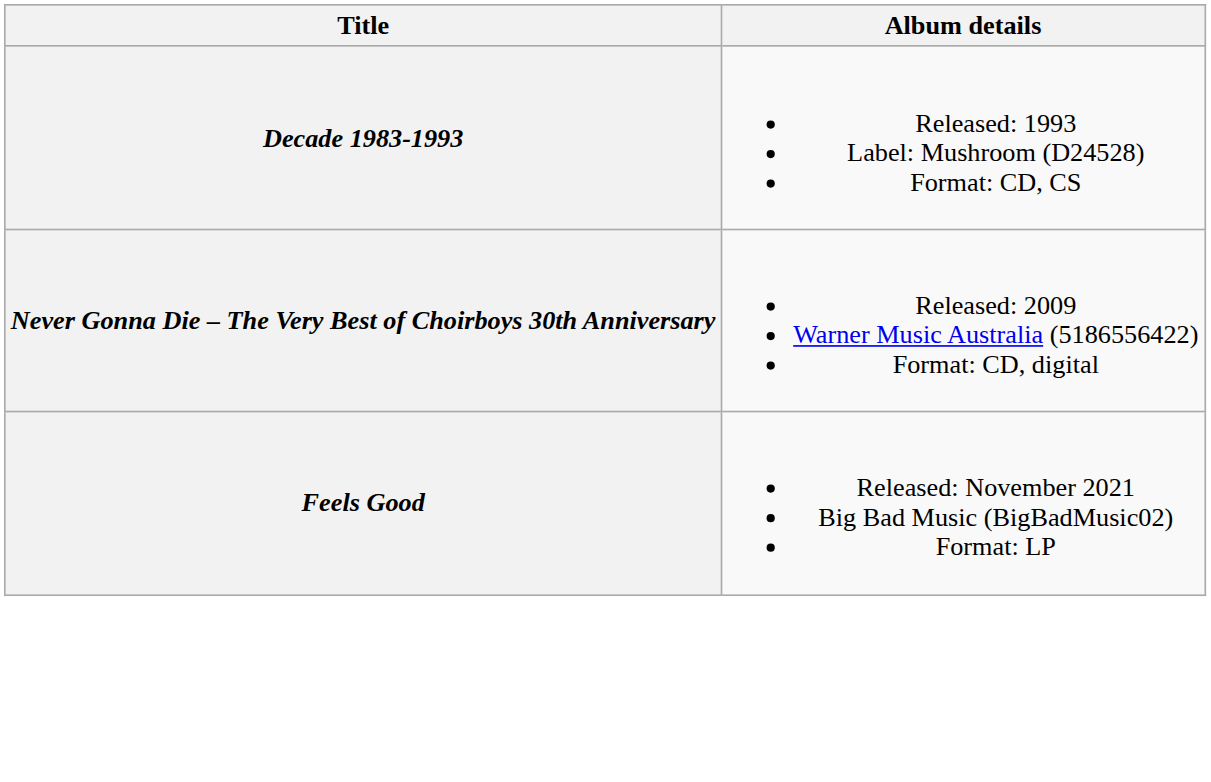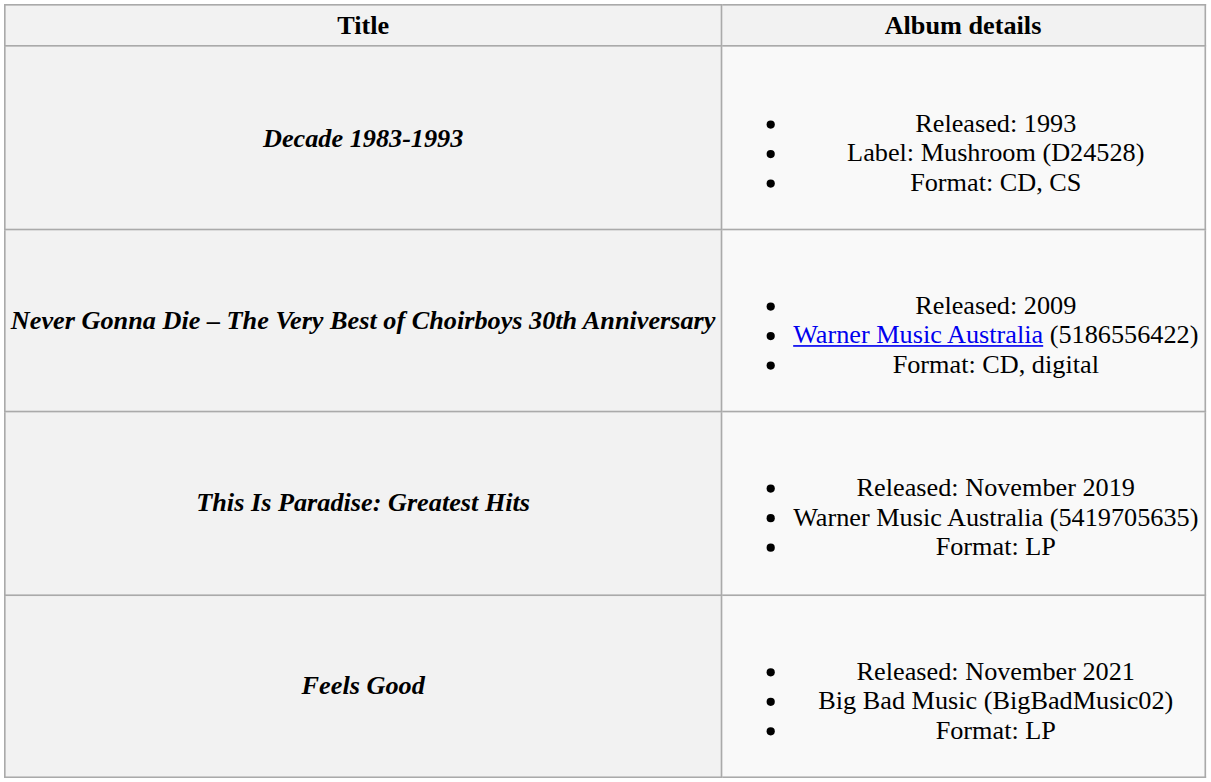+ row: (363, 502)
